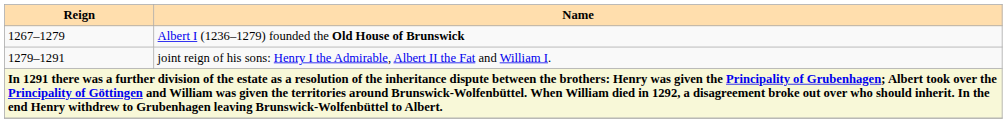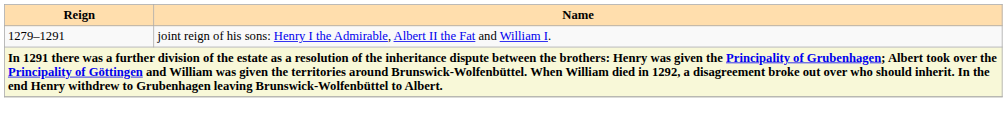- row: (311, 36)
